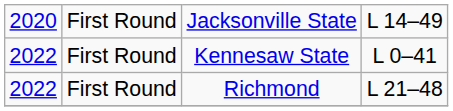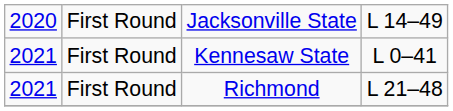(33, 55) 2022 -> (33, 55) 2021
(33, 88) 2022 -> (33, 88) 2021
